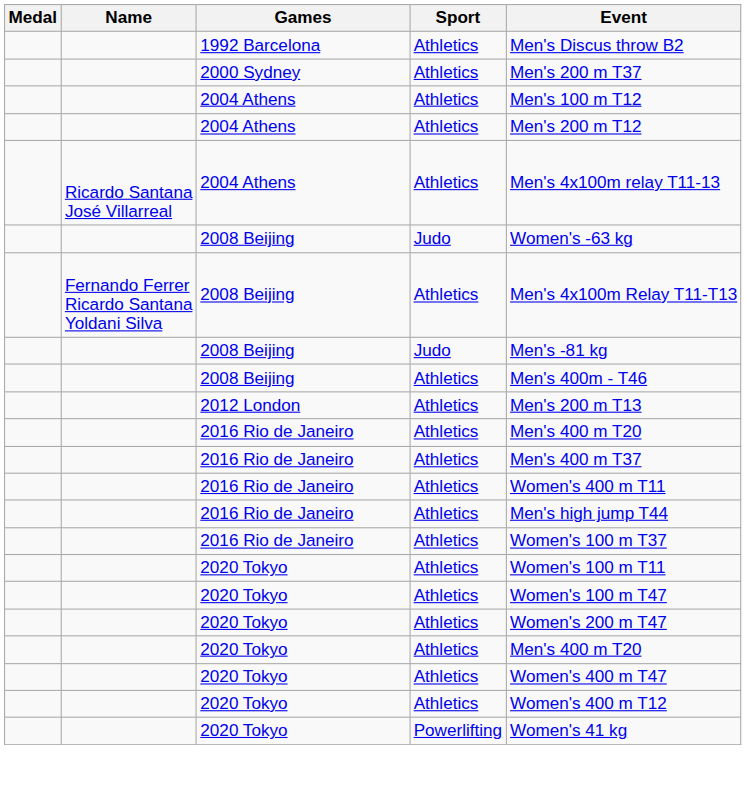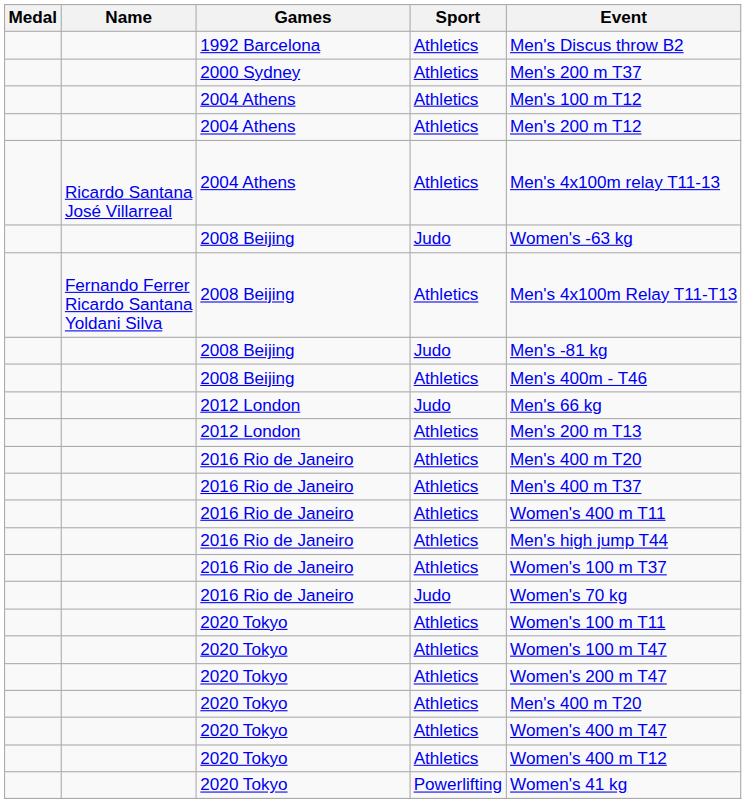+ row: (250, 405)
+ row: (277, 595)
